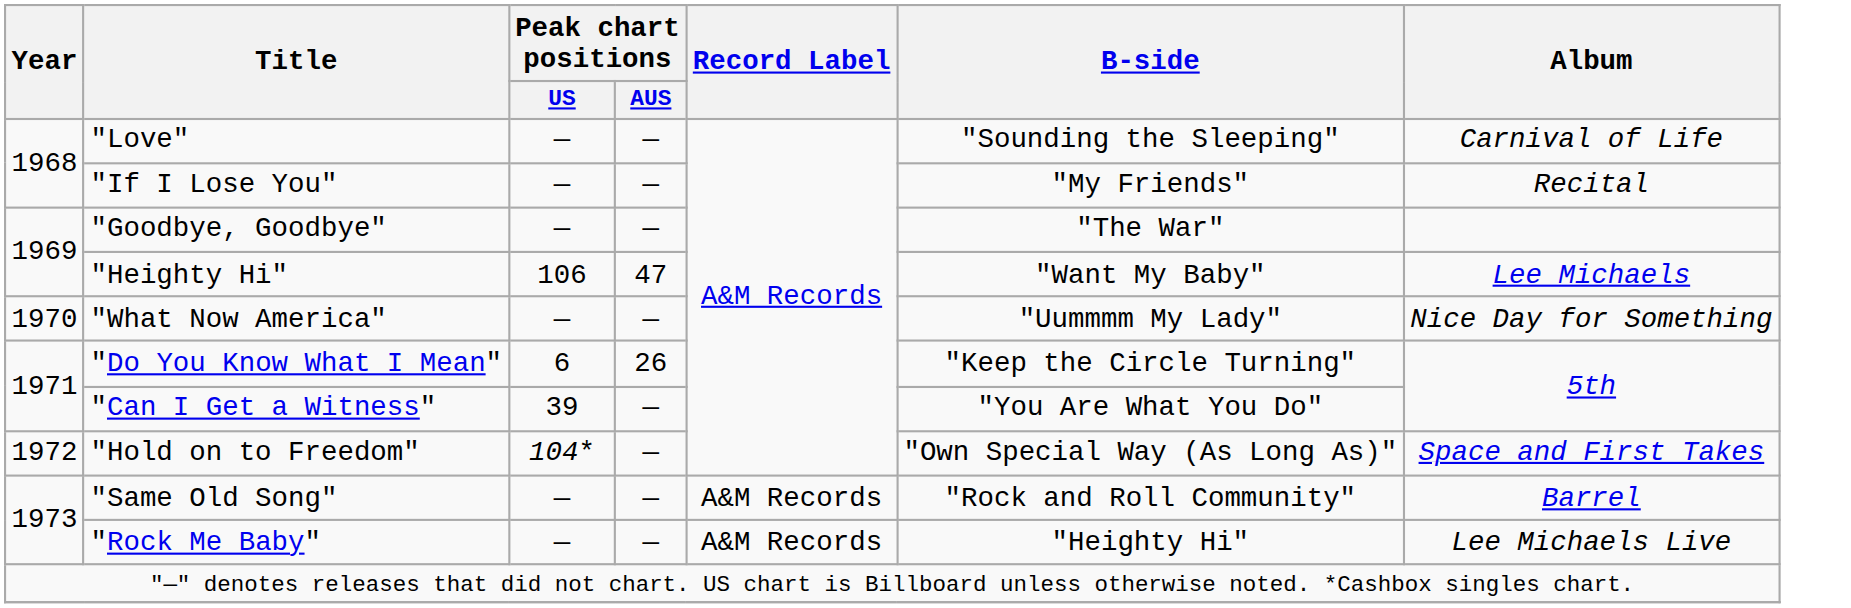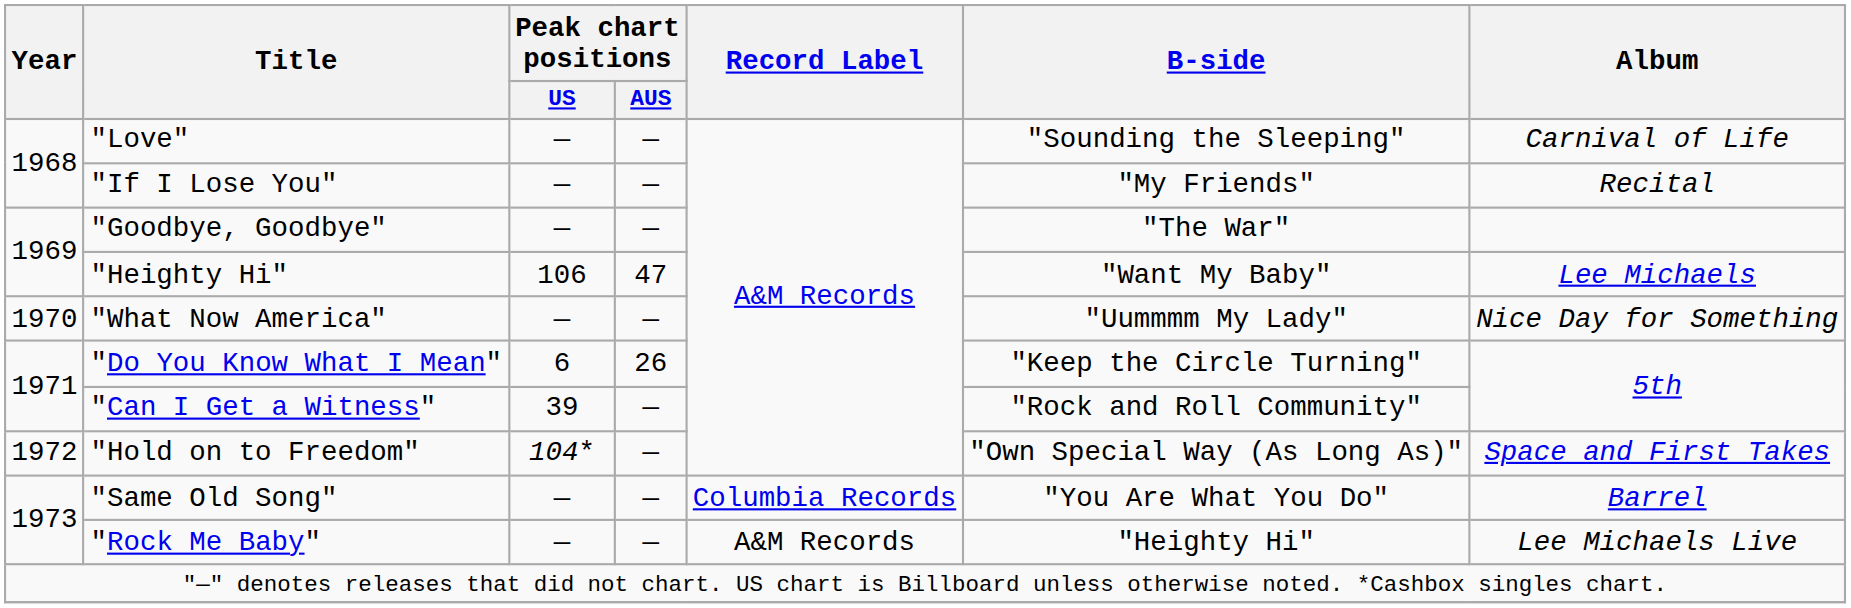(1150, 409) "You Are What You Do" -> (1216, 409) "Rock and Roll Community"
(792, 498) A&M Records -> (825, 498) Columbia Records
(1150, 498) "Rock and Roll Community" -> (1216, 498) "You Are What You Do"
